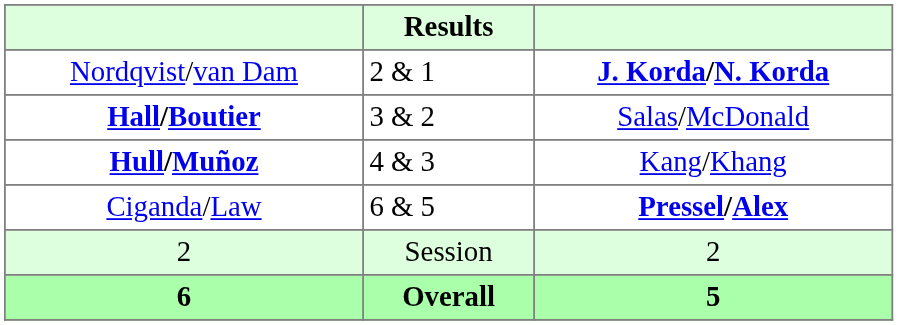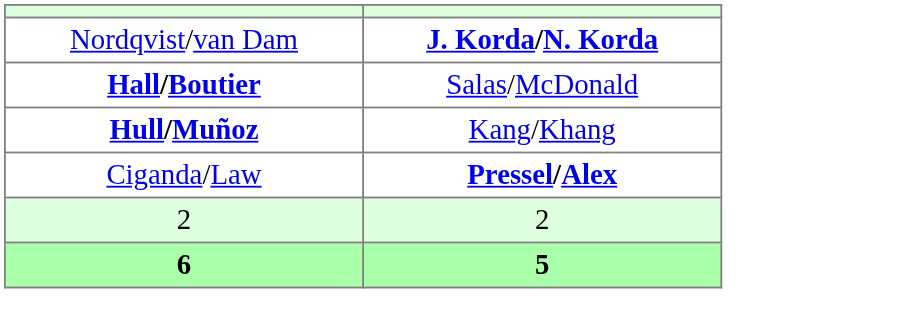- column: (449, 26)
